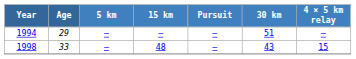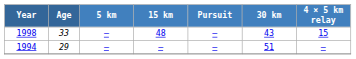rows swapped: (26, 34) <-> (26, 47)
